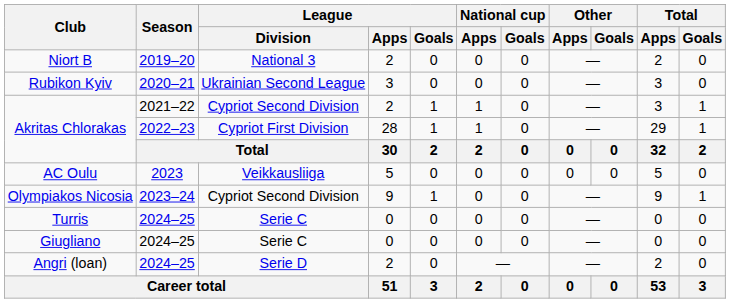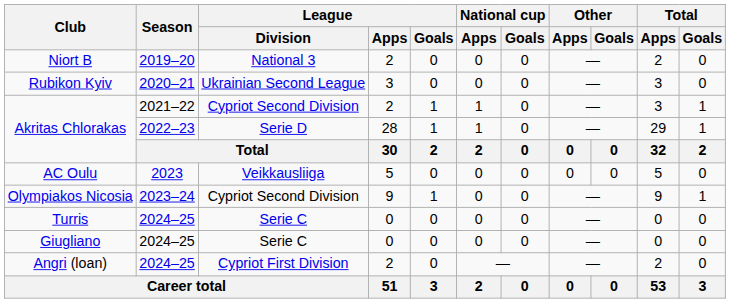(283, 128) Cypriot First Division -> (283, 128) Serie D
(283, 264) Serie D -> (283, 264) Cypriot First Division
